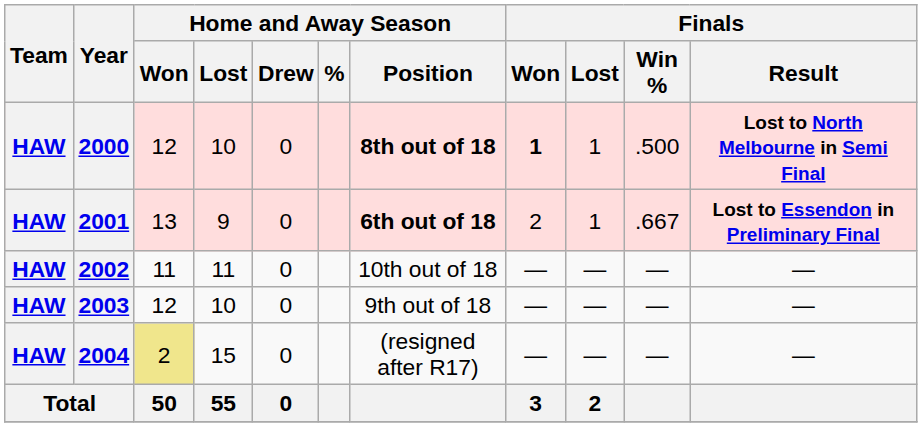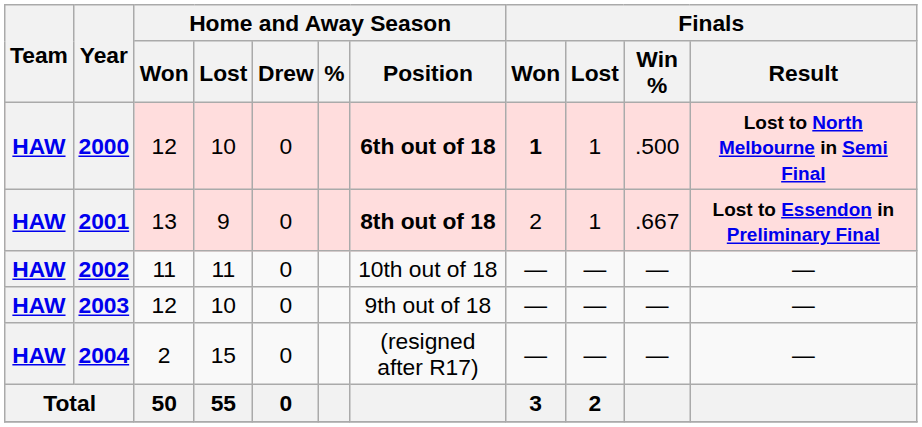(428, 146) 8th out of 18 -> (428, 146) 6th out of 18
(428, 221) 6th out of 18 -> (428, 221) 8th out of 18
(164, 354) khaki background -> (164, 354) no background
